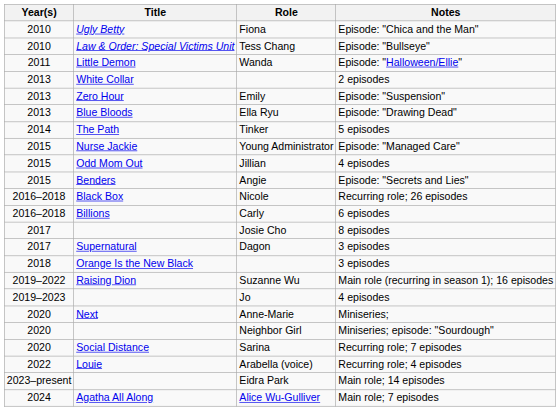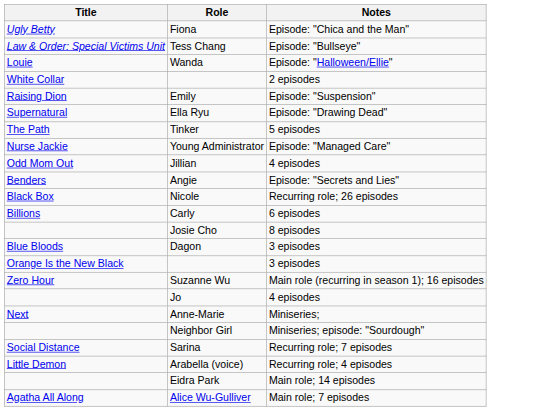- column: (39, 12)
(106, 63) Little Demon -> (20, 63) Louie
(100, 96) Zero Hour -> (37, 96) Raising Dion
(104, 113) Blue Bloods -> (37, 113) Supernatural
(106, 247) Supernatural -> (35, 247) Blue Bloods
(106, 280) Raising Dion -> (31, 280) Zero Hour
(89, 364) Louie -> (36, 364) Little Demon
